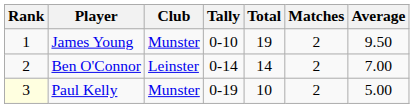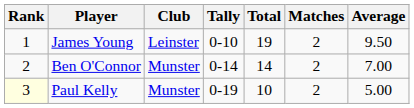(174, 41) Munster -> (173, 41) Leinster
(173, 66) Leinster -> (174, 66) Munster
